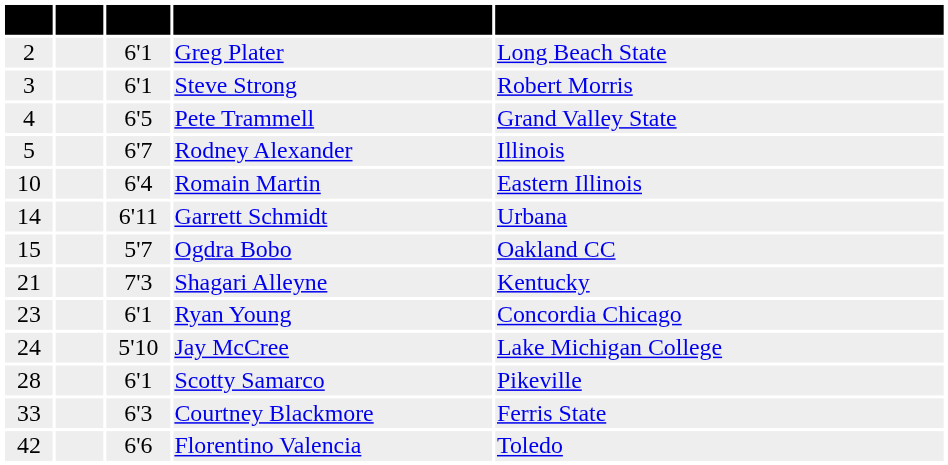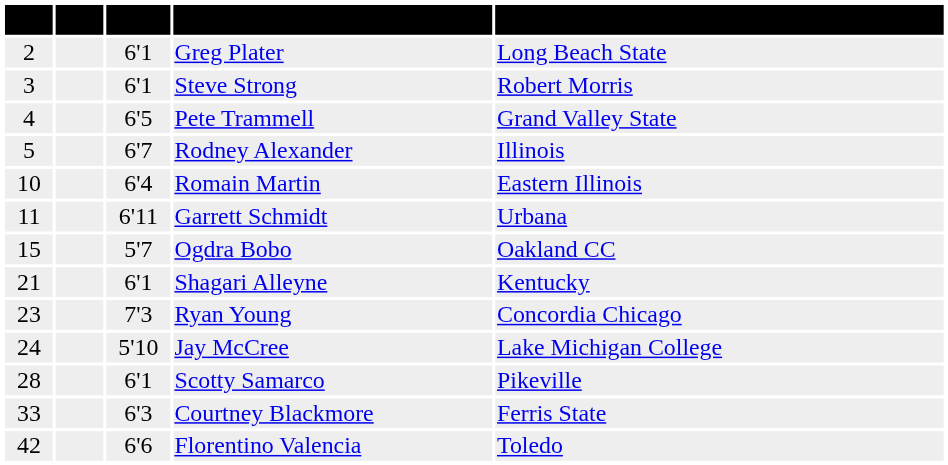(29, 216) 14 -> (29, 216) 11
(138, 281) 7'3 -> (138, 281) 6'1
(138, 314) 6'1 -> (138, 314) 7'3
